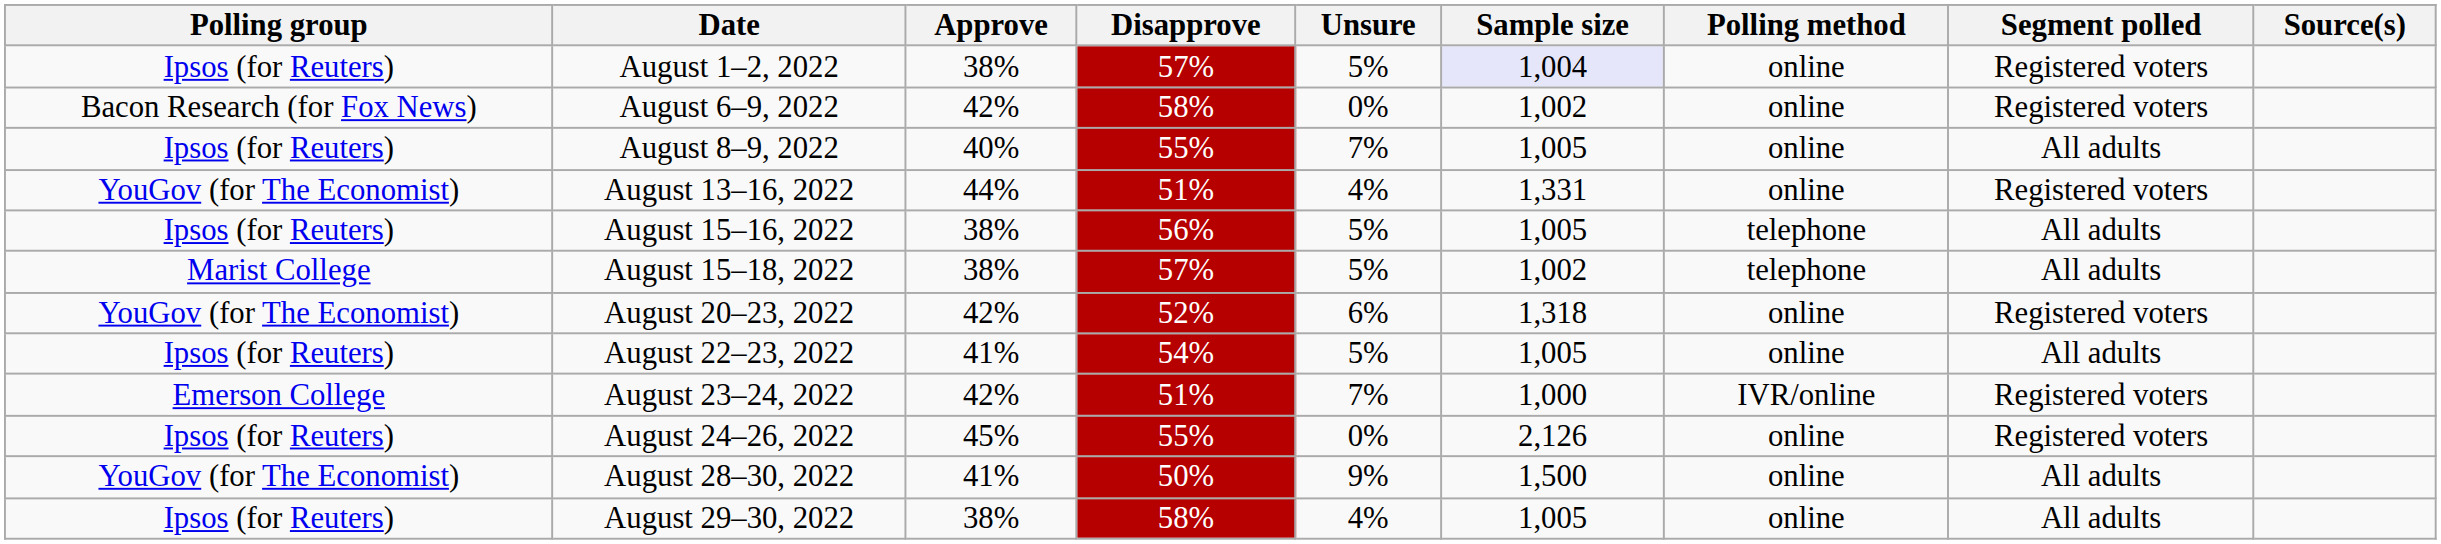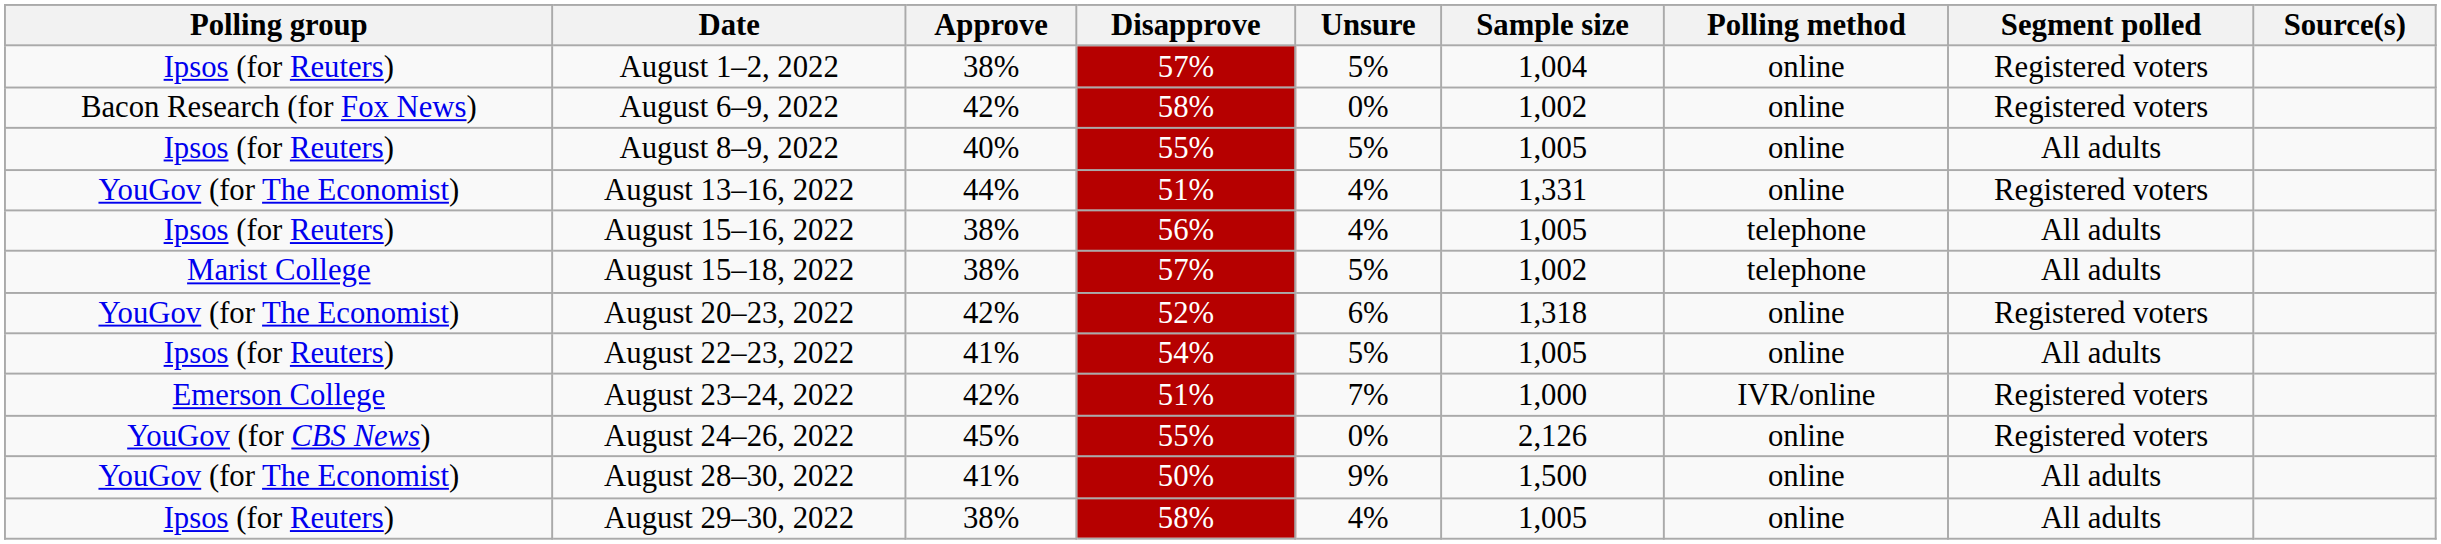(1553, 66) lavender background -> (1553, 66) no background
(1368, 148) 7% -> (1368, 148) 5%
(1368, 230) 5% -> (1368, 230) 4%
(279, 435) Ipsos (for Reuters) -> (279, 435) YouGov (for CBS News)
